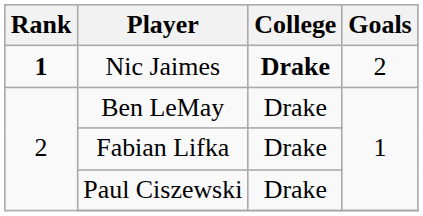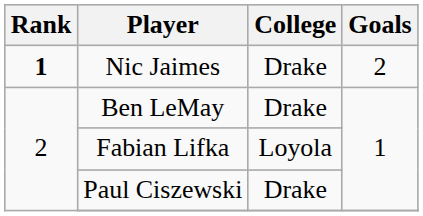(295, 66) bold -> (295, 66) normal
(295, 148) Drake -> (295, 148) Loyola
